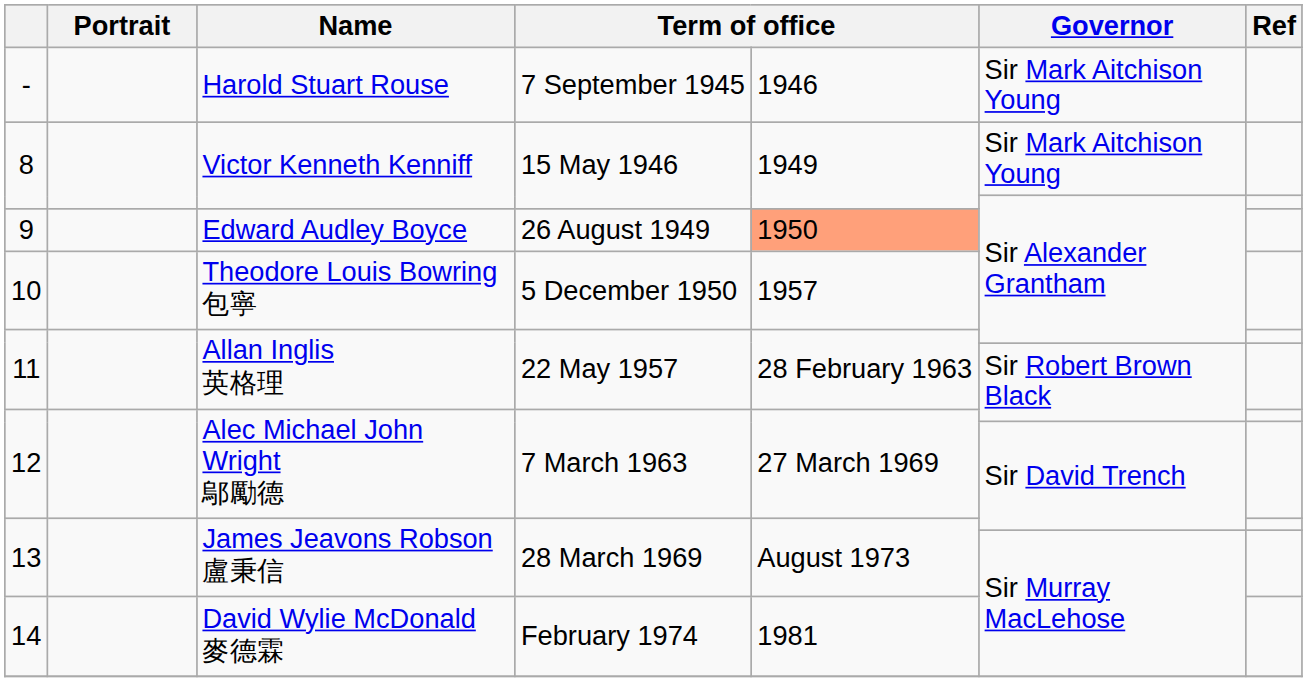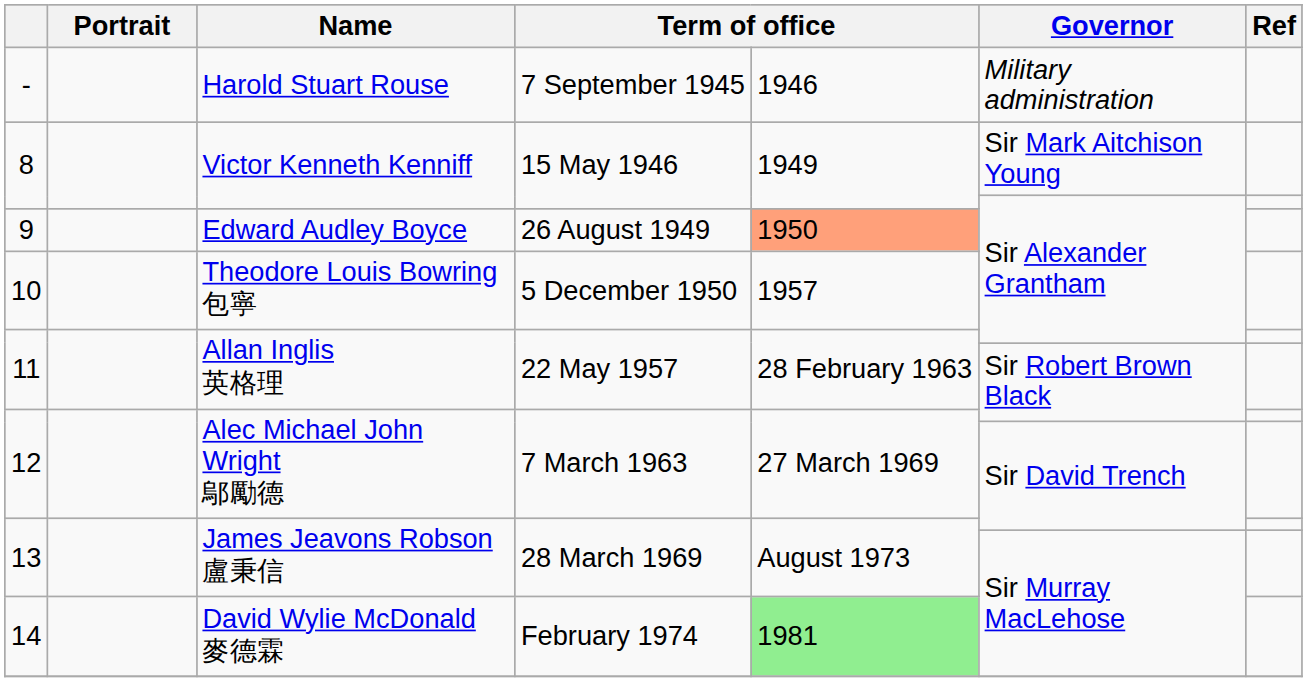(1093, 84) Sir Mark Aitchison Young -> (1069, 84) Military administration
(788, 636) no background -> (788, 636) lightgreen background
